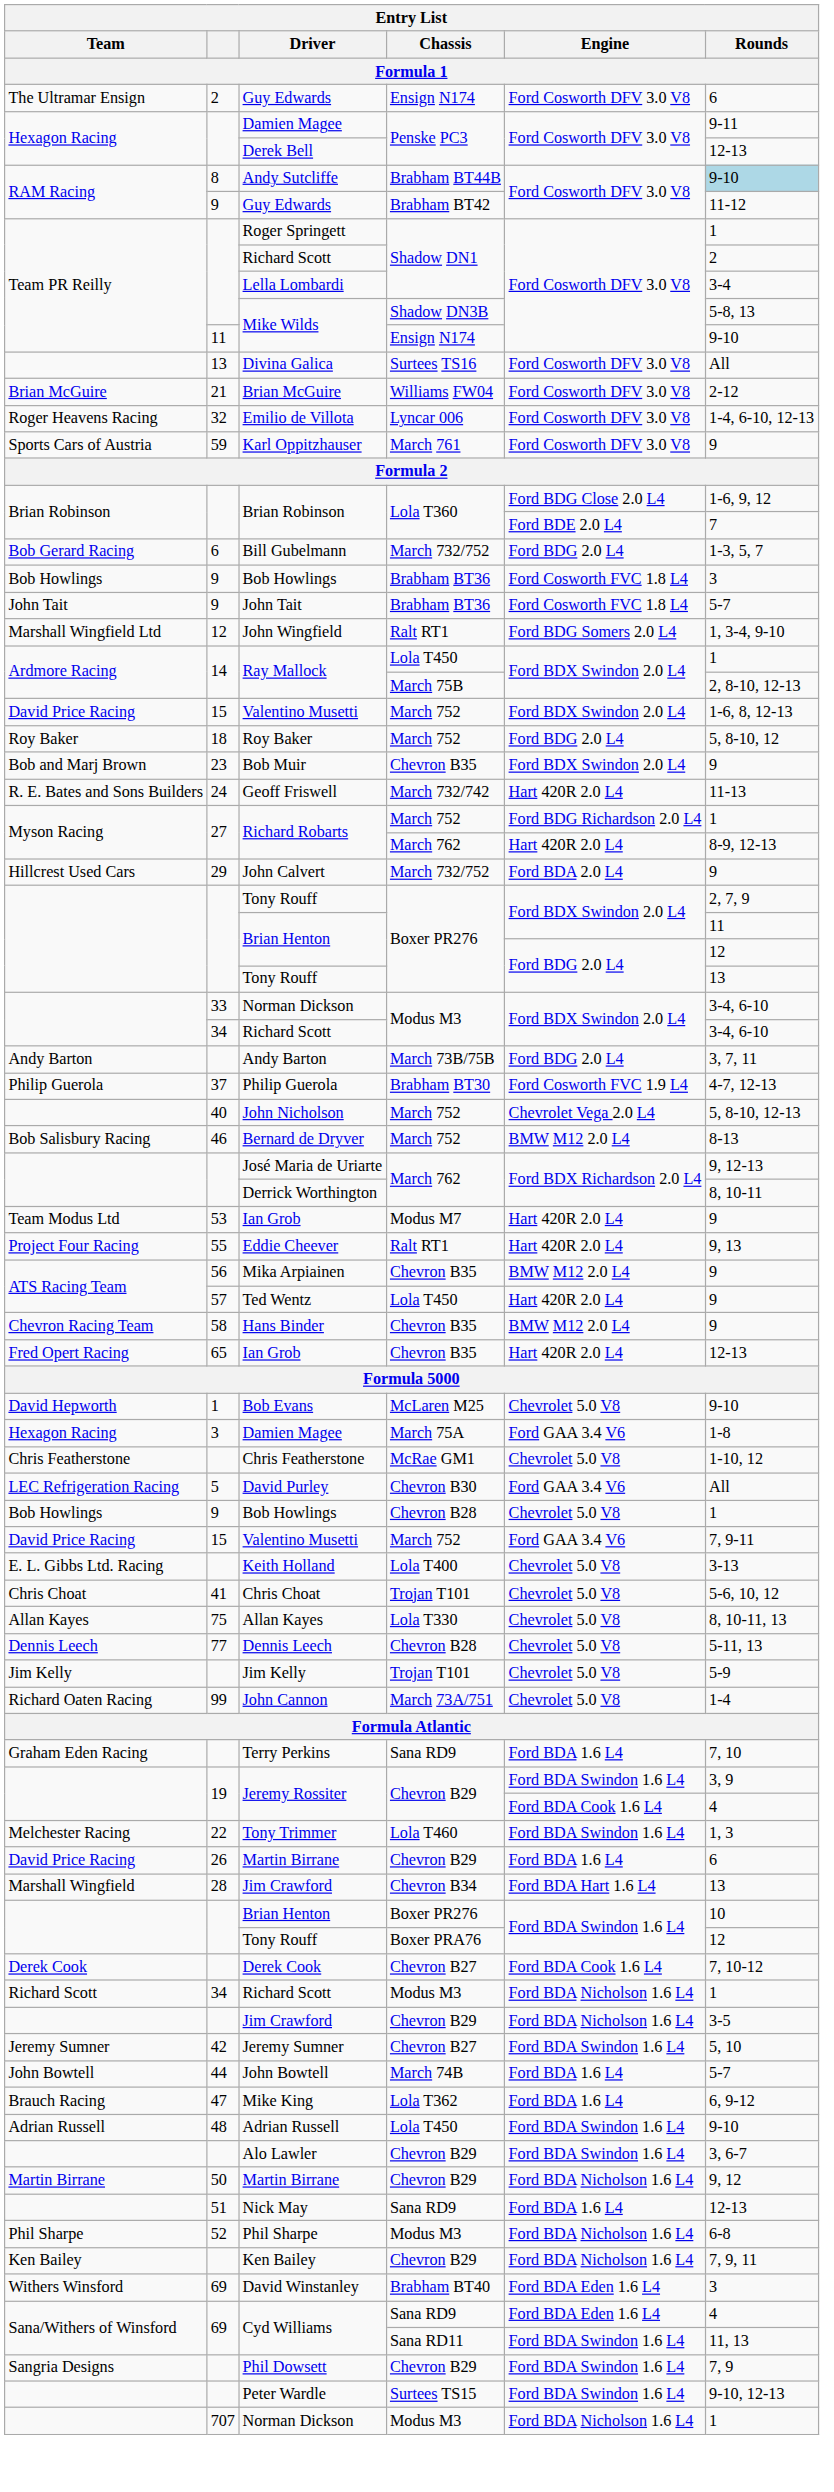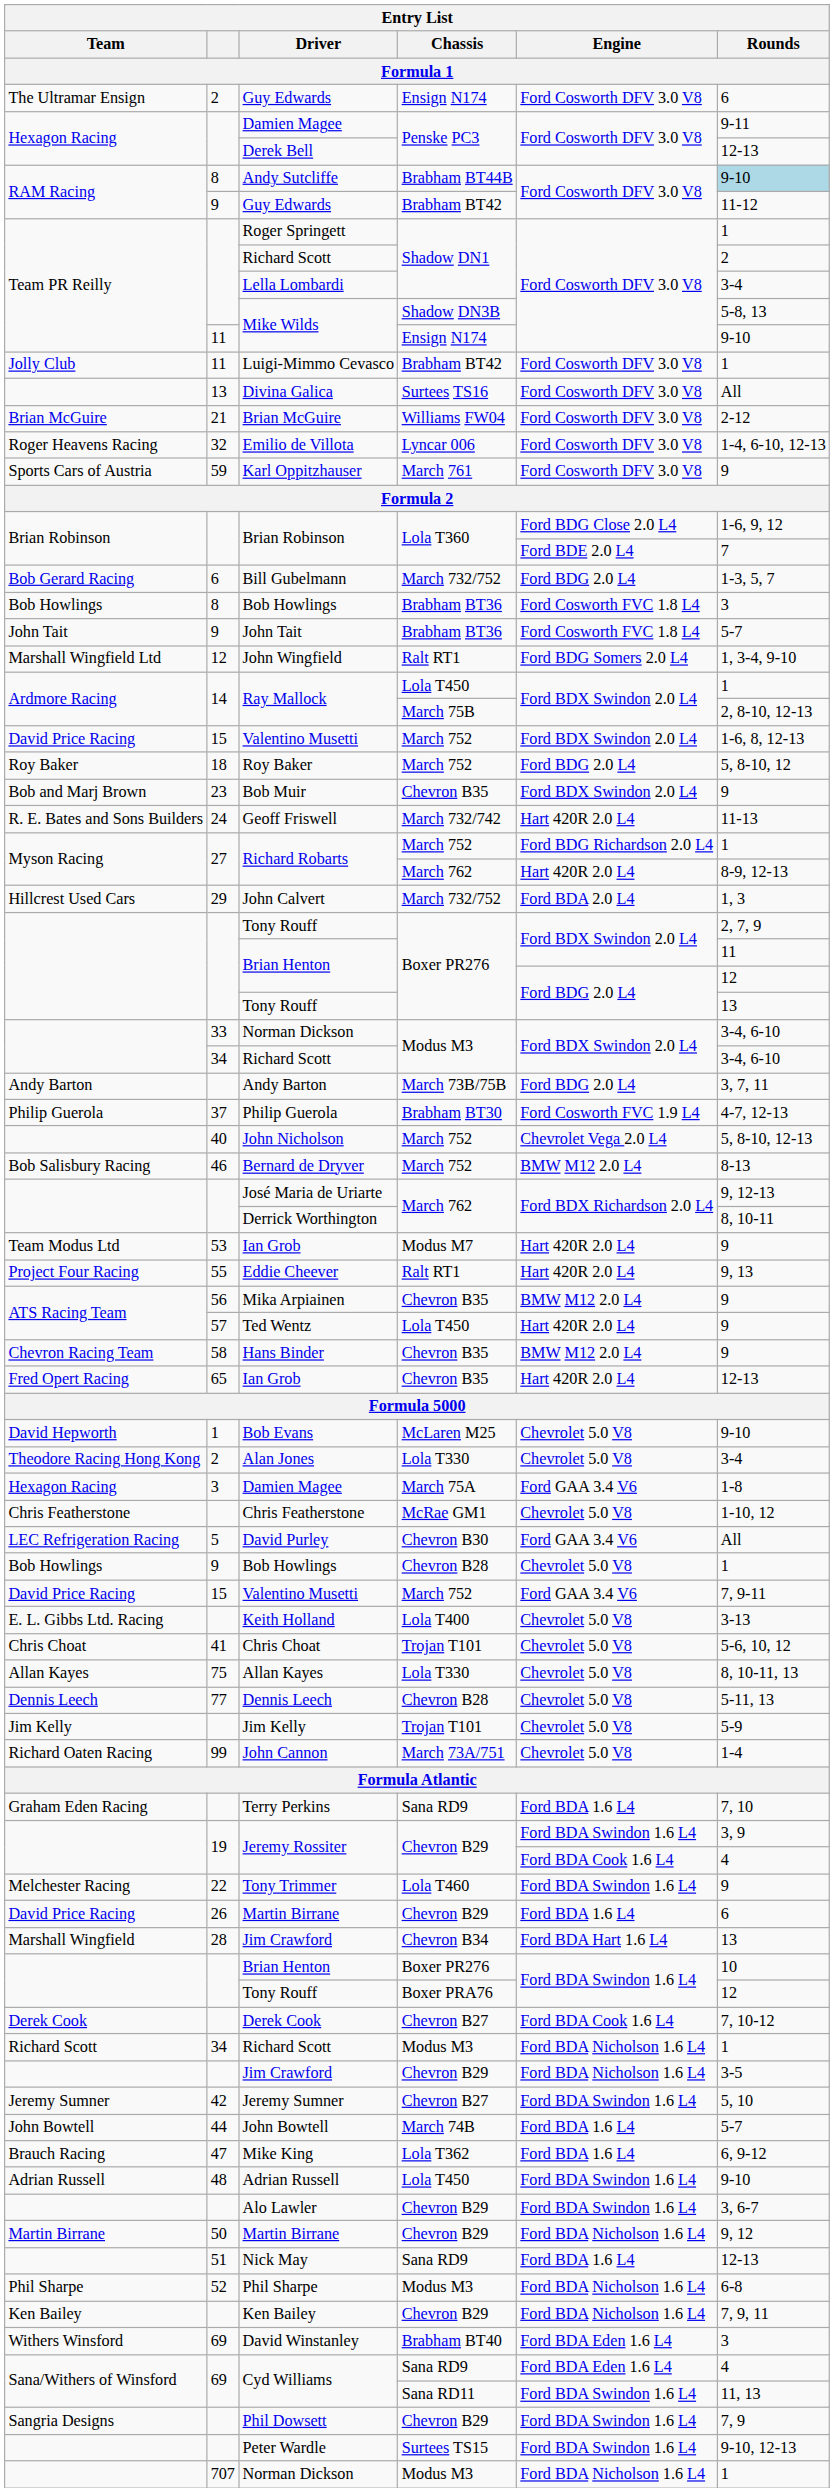+ row: (318, 364)
(215, 578) 9 -> (215, 604) 8
(713, 871) 9 -> (733, 898) 1, 3
+ row: (278, 1459)
(721, 1833) 1, 3 -> (725, 1886) 9
